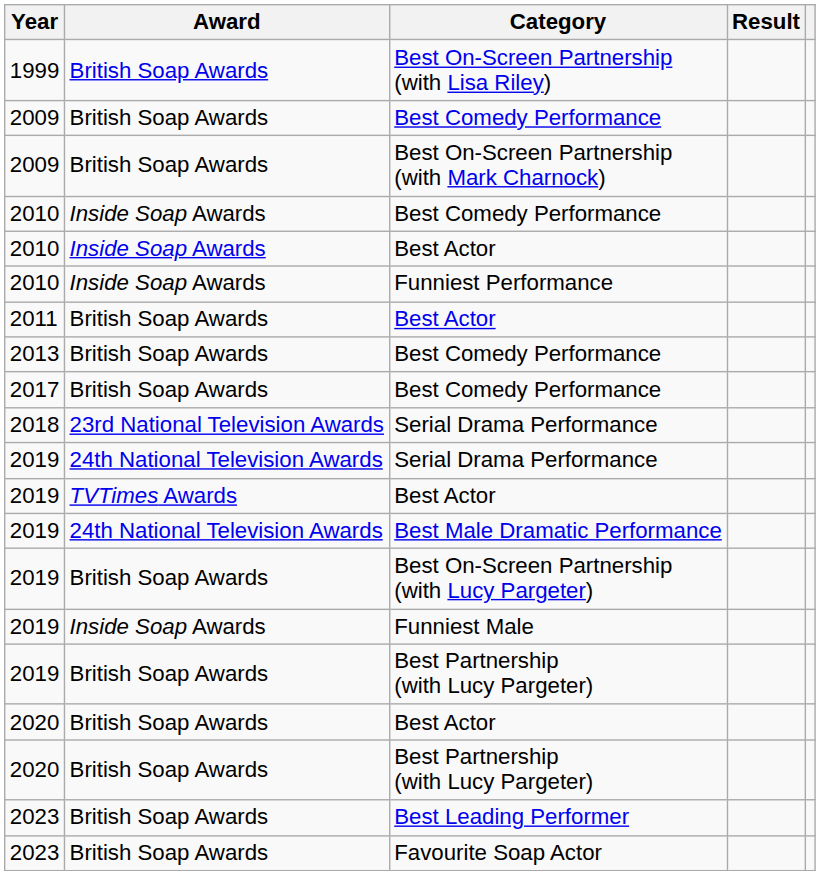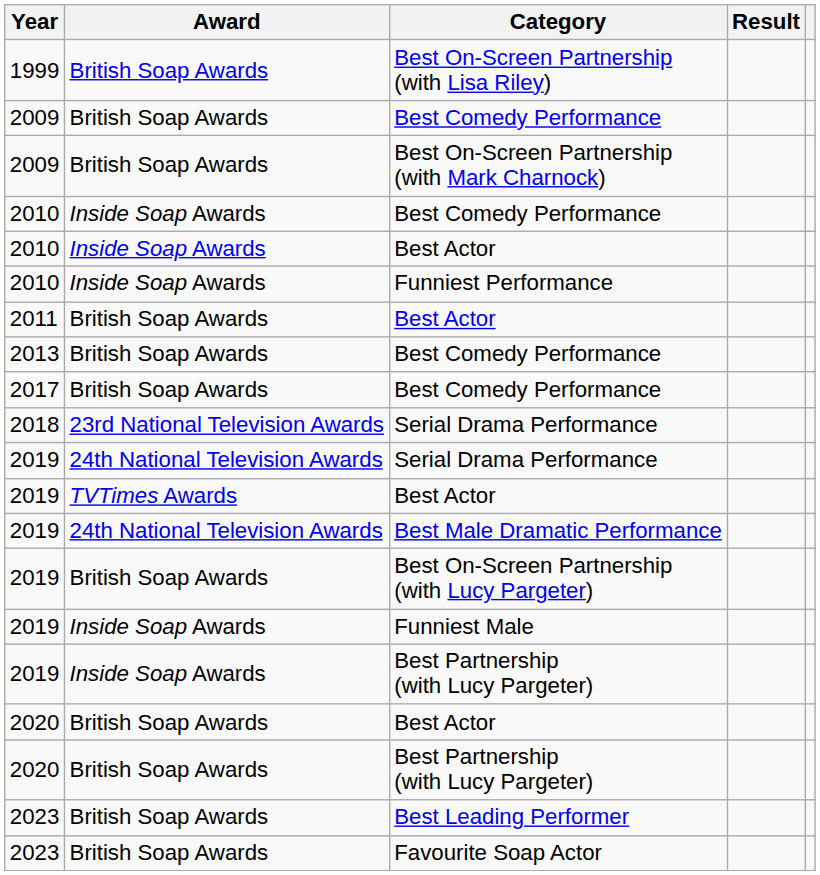(169, 674) British Soap Awards -> (168, 674) Inside Soap Awards
